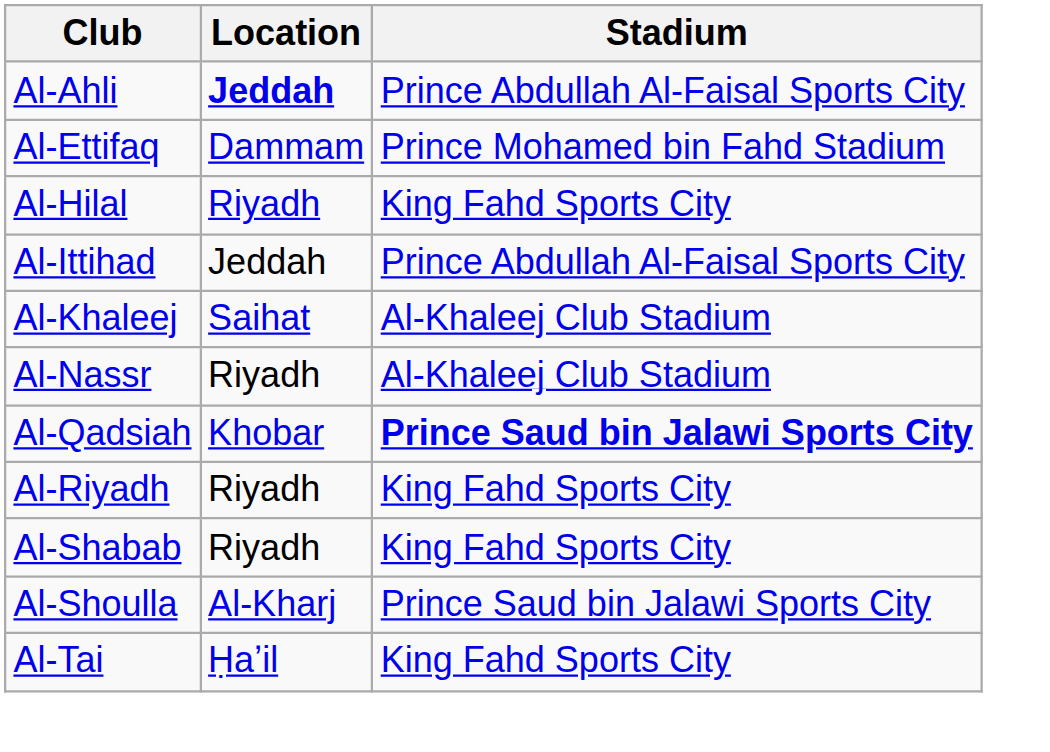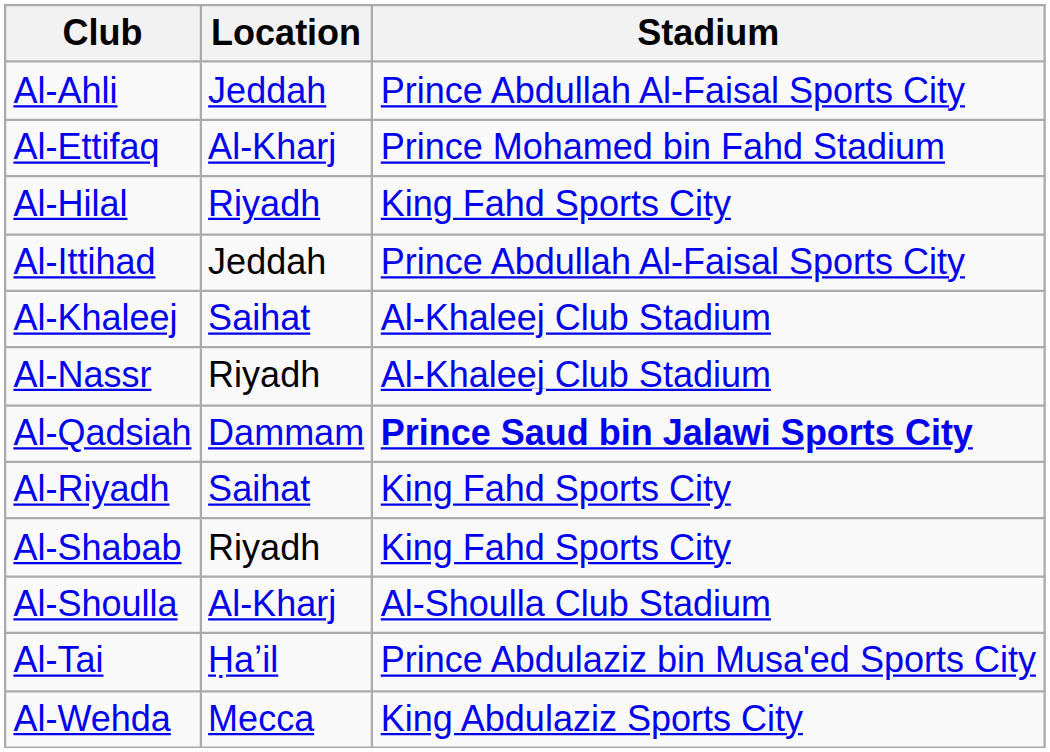(271, 90) bold -> (267, 90) normal
(286, 147) Dammam -> (272, 147) Al-Kharj
(266, 432) Khobar -> (286, 432) Dammam
(264, 489) Riyadh -> (259, 489) Saihat
(656, 603) Prince Saud bin Jalawi Sports City -> (576, 603) Al-Shoulla Club Stadium
(556, 661) King Fahd Sports City -> (708, 661) Prince Abdulaziz bin Musa'ed Sports City
+ row: (92, 718)
